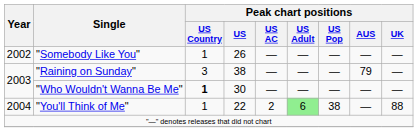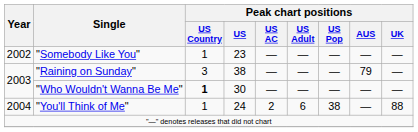(240, 55) 26 -> (240, 55) 23
(240, 106) 22 -> (240, 106) 24
(303, 106) lightgreen background -> (303, 106) no background
